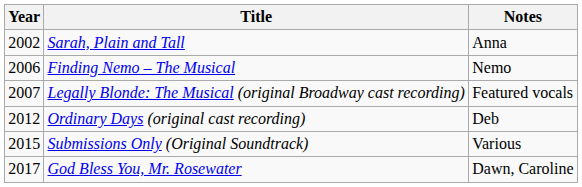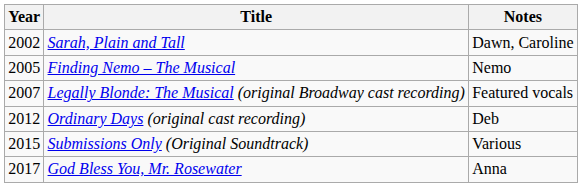(490, 42) Anna -> (523, 42) Dawn, Caroline
(24, 67) 2006 -> (24, 67) 2005
(523, 169) Dawn, Caroline -> (490, 169) Anna
